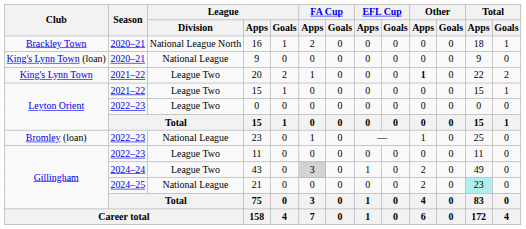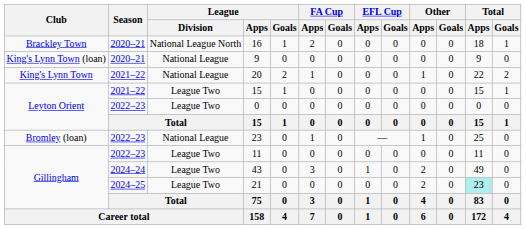(195, 75) League Two -> (195, 75) National League
(423, 75) bold -> (423, 75) normal
(312, 169) lightgrey background -> (312, 169) no background
(195, 185) National League -> (195, 185) League Two
